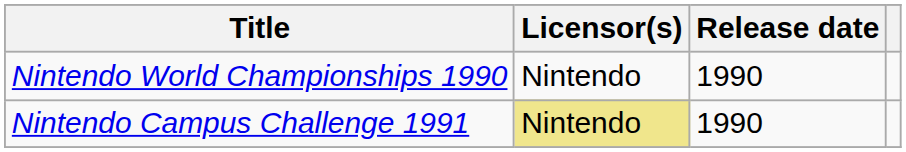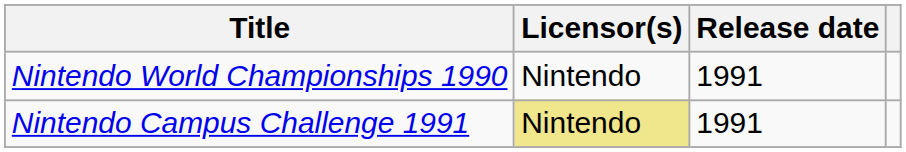(730, 75) 1990 -> (730, 75) 1991
(730, 123) 1990 -> (730, 123) 1991
